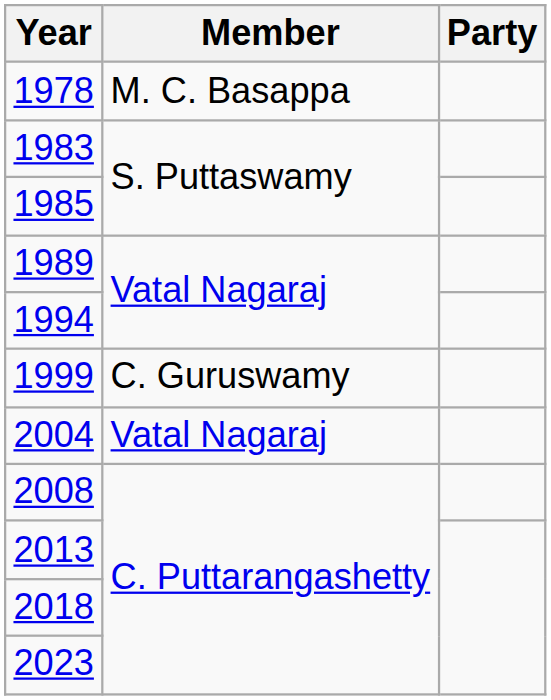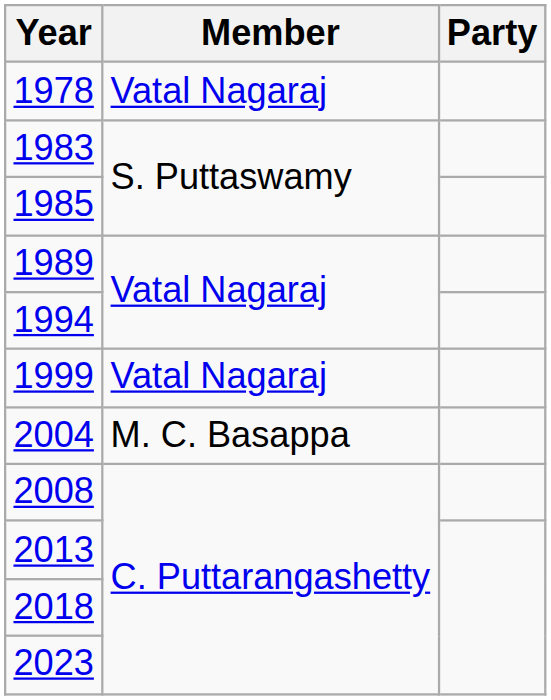(230, 90) M. C. Basappa -> (219, 90) Vatal Nagaraj
(230, 377) C. Guruswamy -> (219, 377) Vatal Nagaraj
(219, 434) Vatal Nagaraj -> (230, 434) M. C. Basappa
